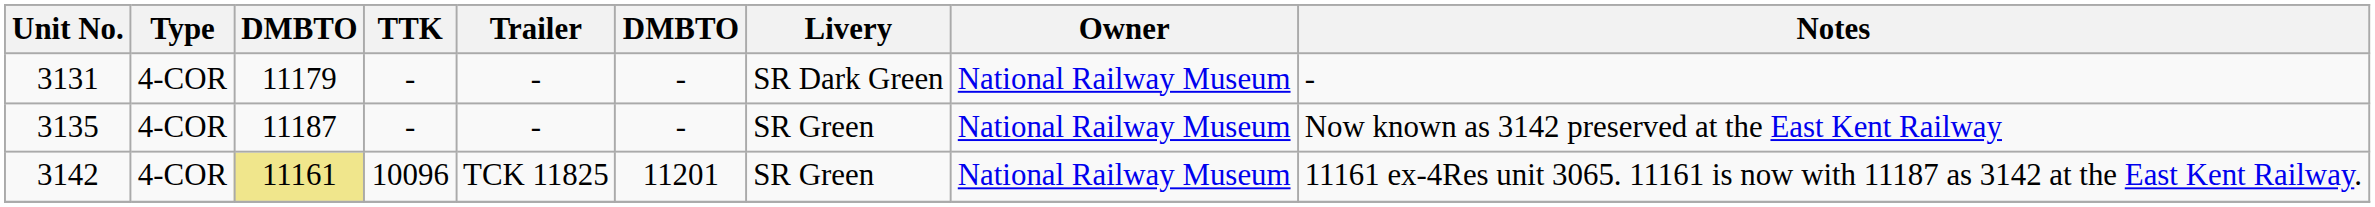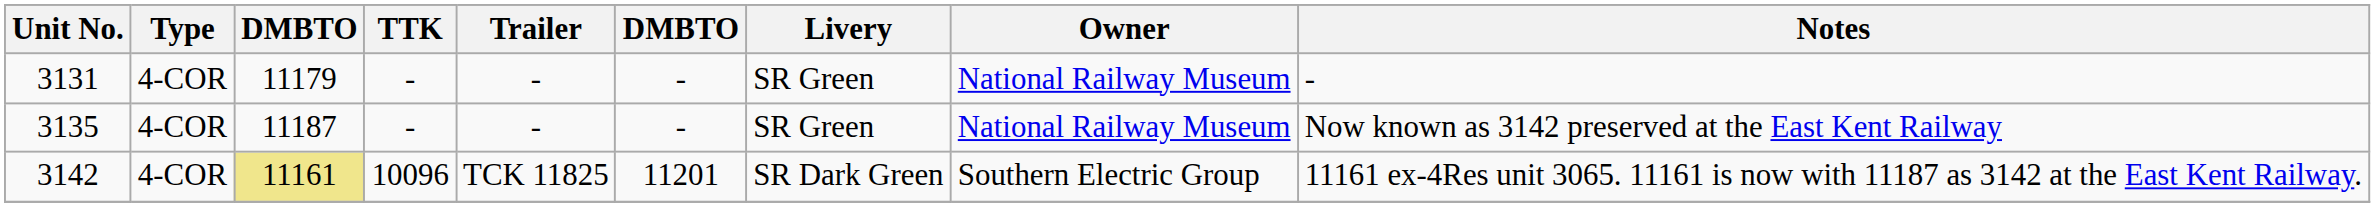(848, 77) SR Dark Green -> (814, 77) SR Green
(814, 175) SR Green -> (848, 175) SR Dark Green
(1124, 175) National Railway Museum -> (1109, 175) Southern Electric Group
